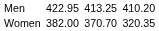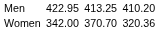(63, 23) 382.00 -> (63, 23) 342.00
(139, 23) 320.35 -> (139, 23) 320.36
